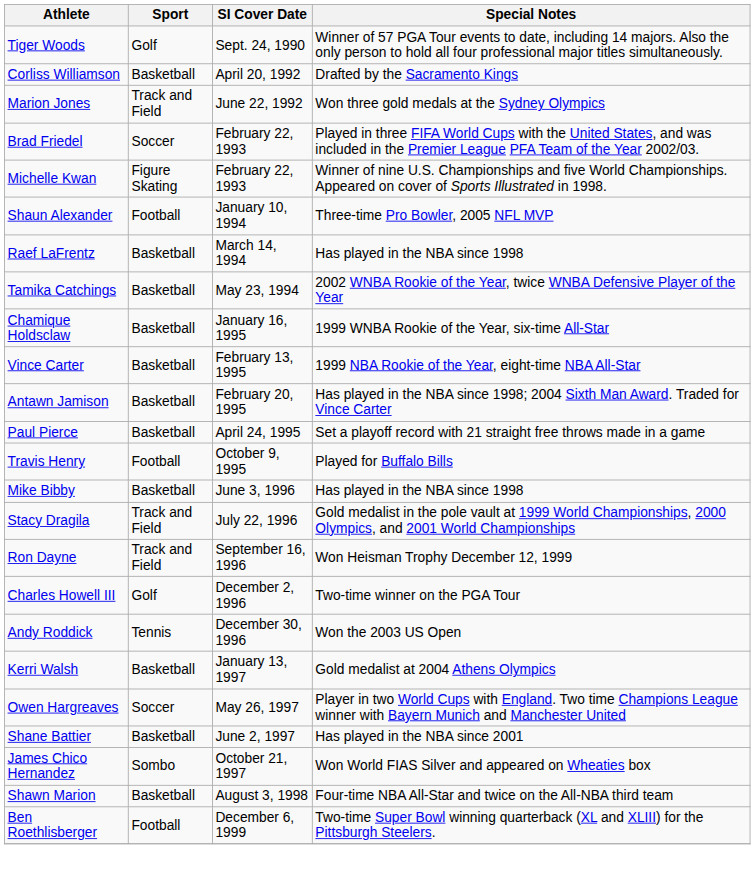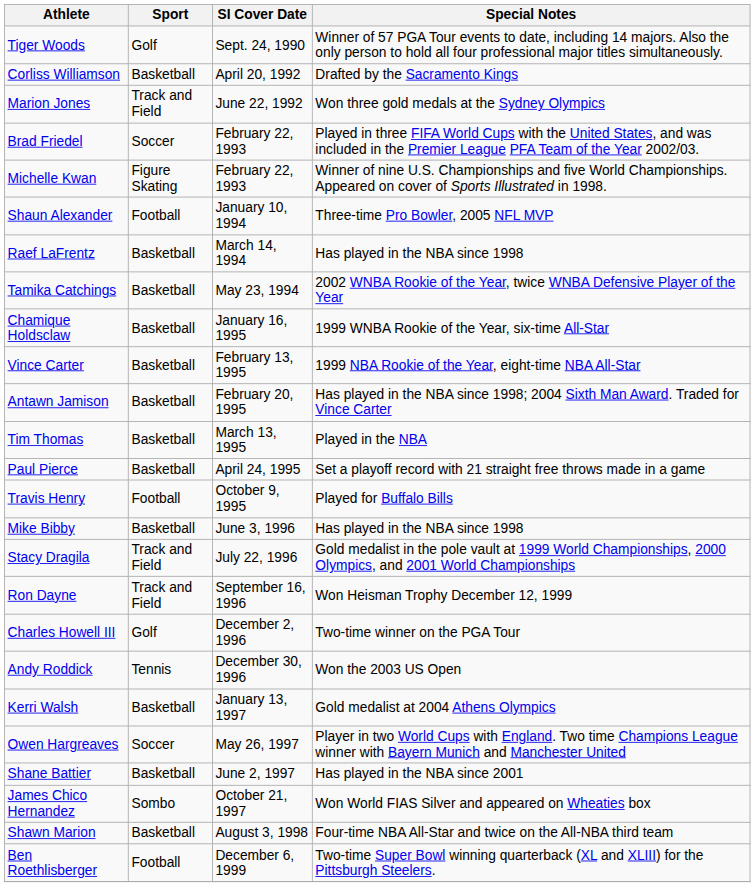+ row: (45, 439)
